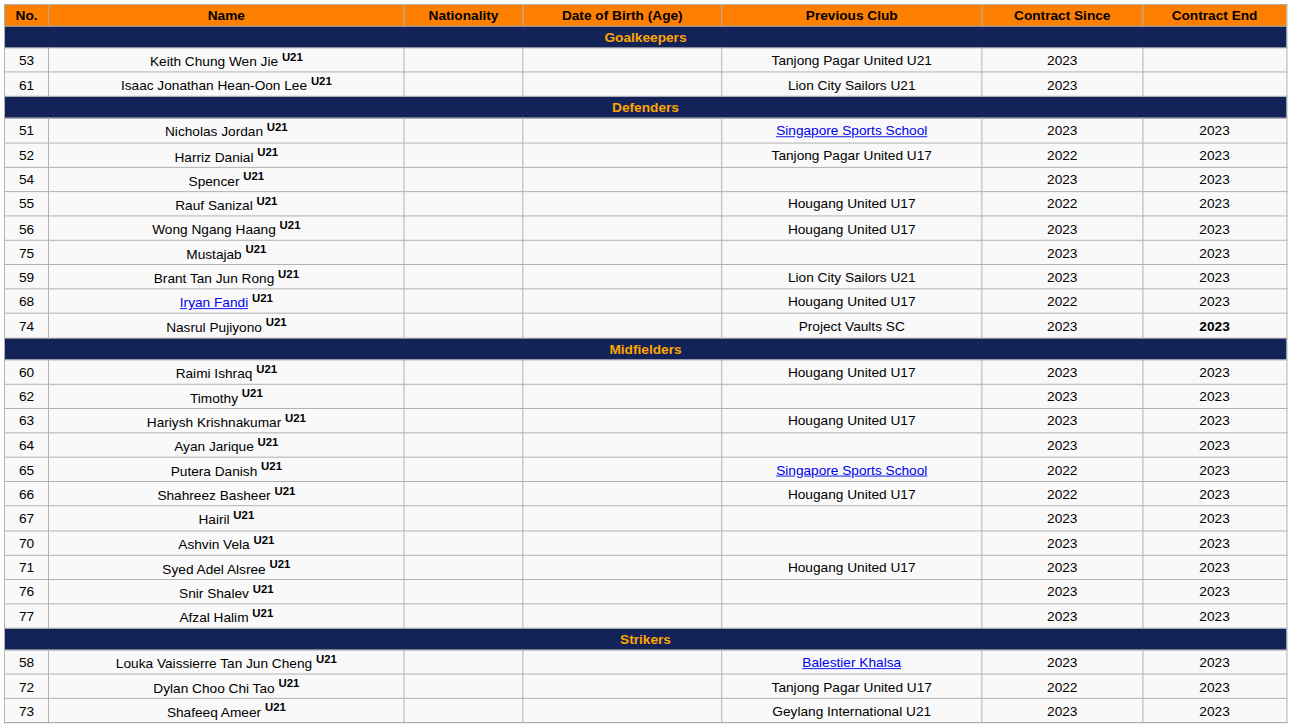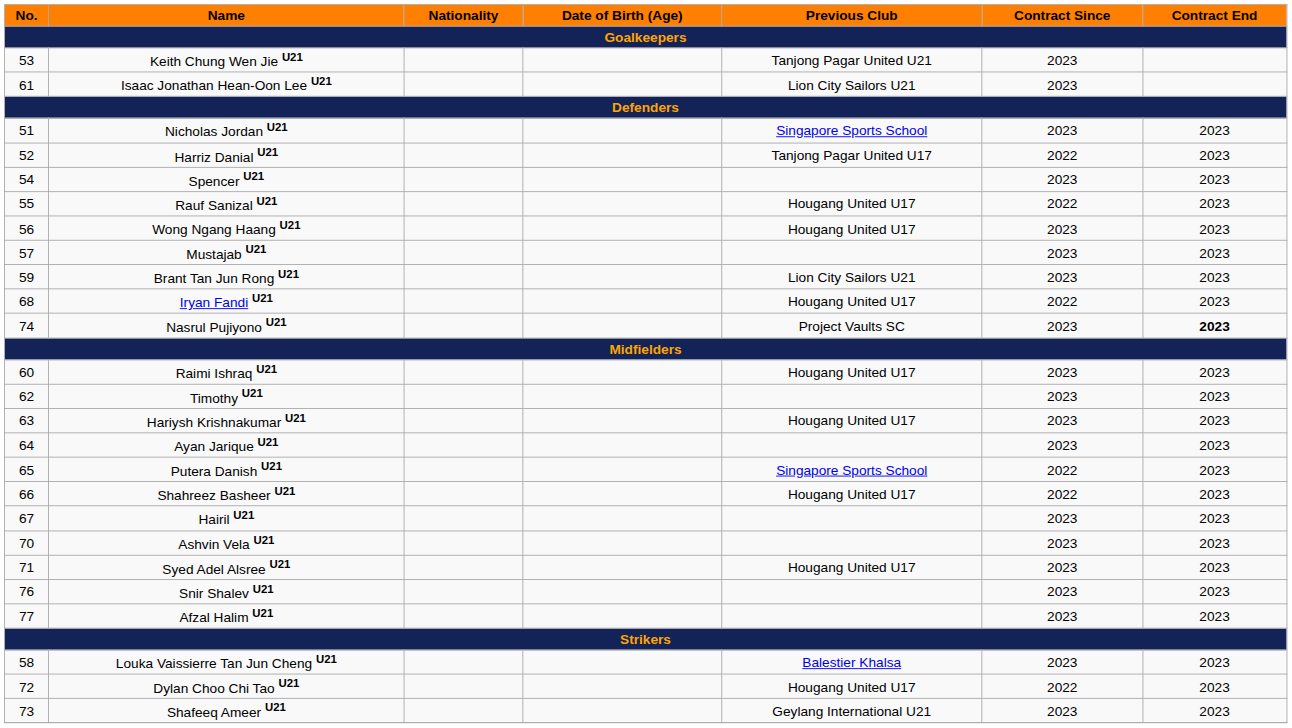(27, 253) 75 -> (27, 253) 57
(852, 687) Tanjong Pagar United U17 -> (852, 687) Hougang United U17
